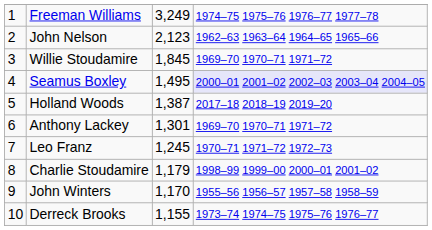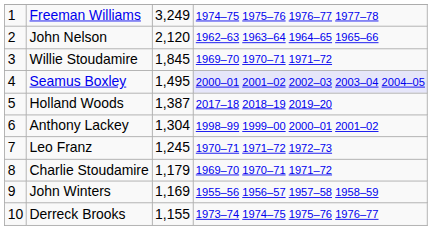(173, 37) 2,123 -> (173, 37) 2,120
(173, 125) 1,301 -> (173, 125) 1,304
(264, 126) 1969–70 1970–71 1971–72 -> (287, 126) 1998–99 1999–00 2000–01 2001–02
(287, 170) 1998–99 1999–00 2000–01 2001–02 -> (264, 170) 1969–70 1970–71 1971–72
(173, 192) 1,170 -> (173, 192) 1,169
